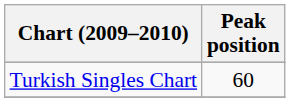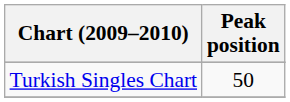(243, 79) 60 -> (243, 79) 50
